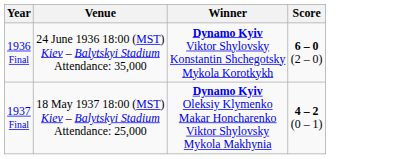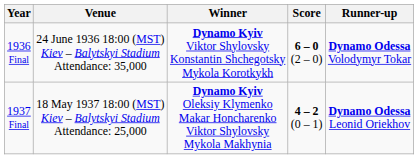+ column: (370, 13)
